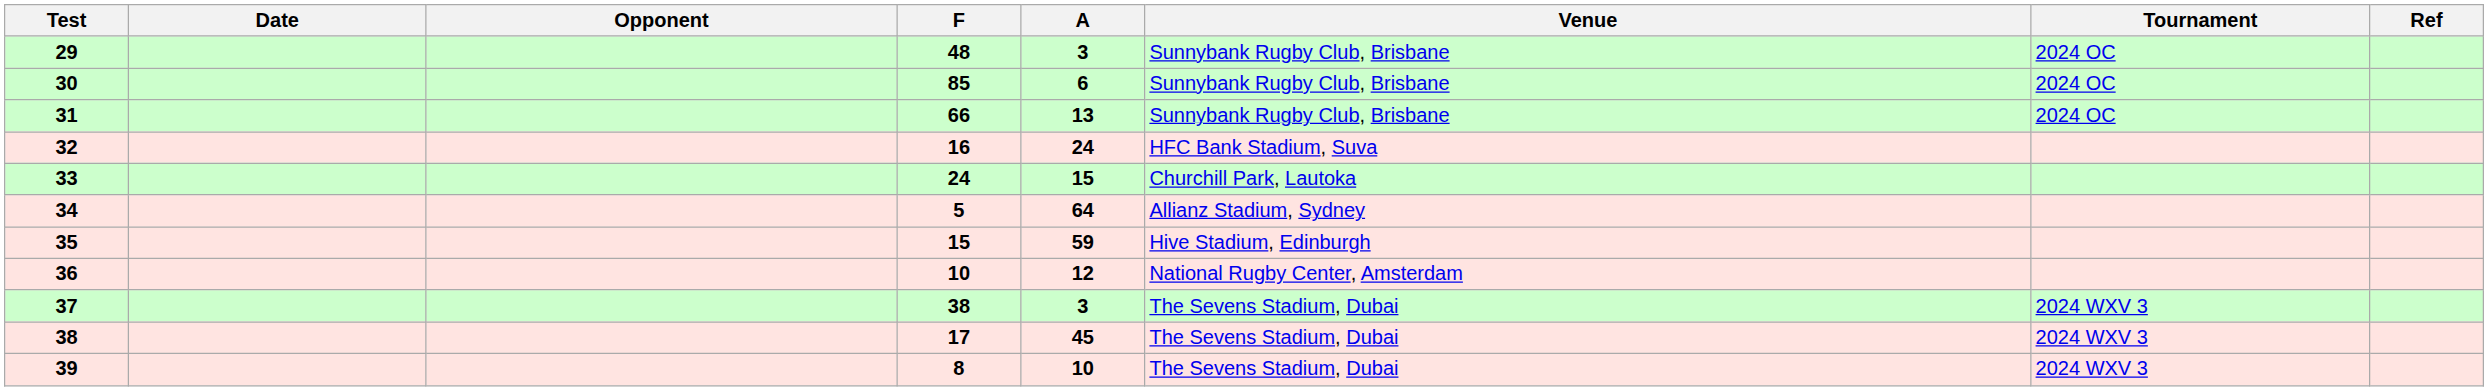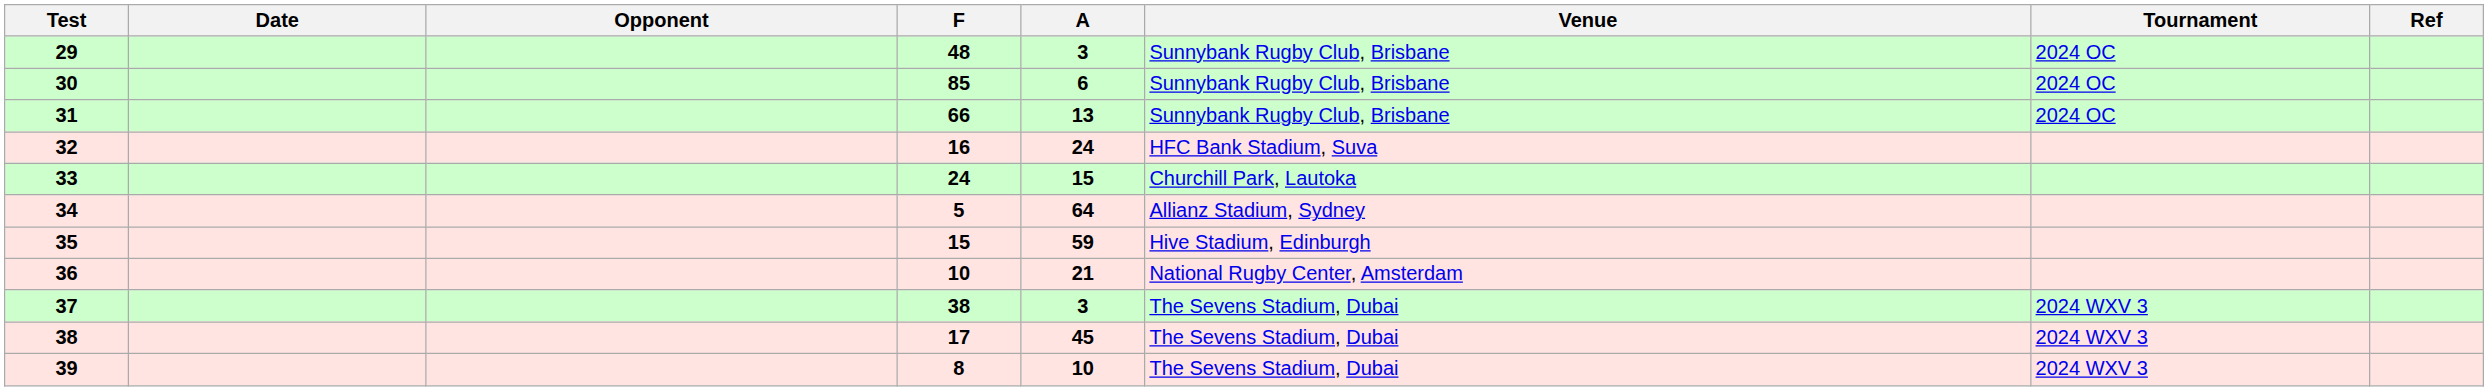(1083, 274) 12 -> (1083, 274) 21
